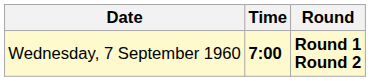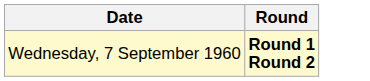- column: (268, 17)
